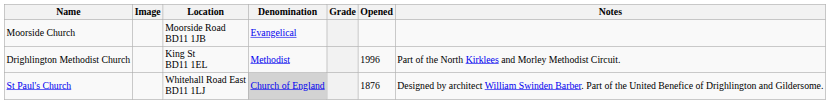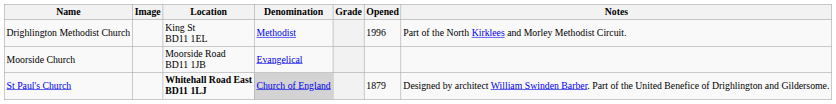rows swapped: (68, 59) <-> (41, 33)
(206, 86) normal -> (209, 86) bold
(370, 86) 1876 -> (376, 86) 1879
